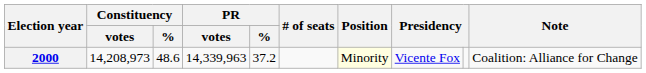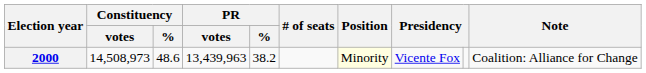(120, 57) 14,208,973 -> (120, 57) 14,508,973
(216, 57) 14,339,963 -> (216, 57) 13,439,963
(264, 57) 37.2 -> (264, 57) 38.2
